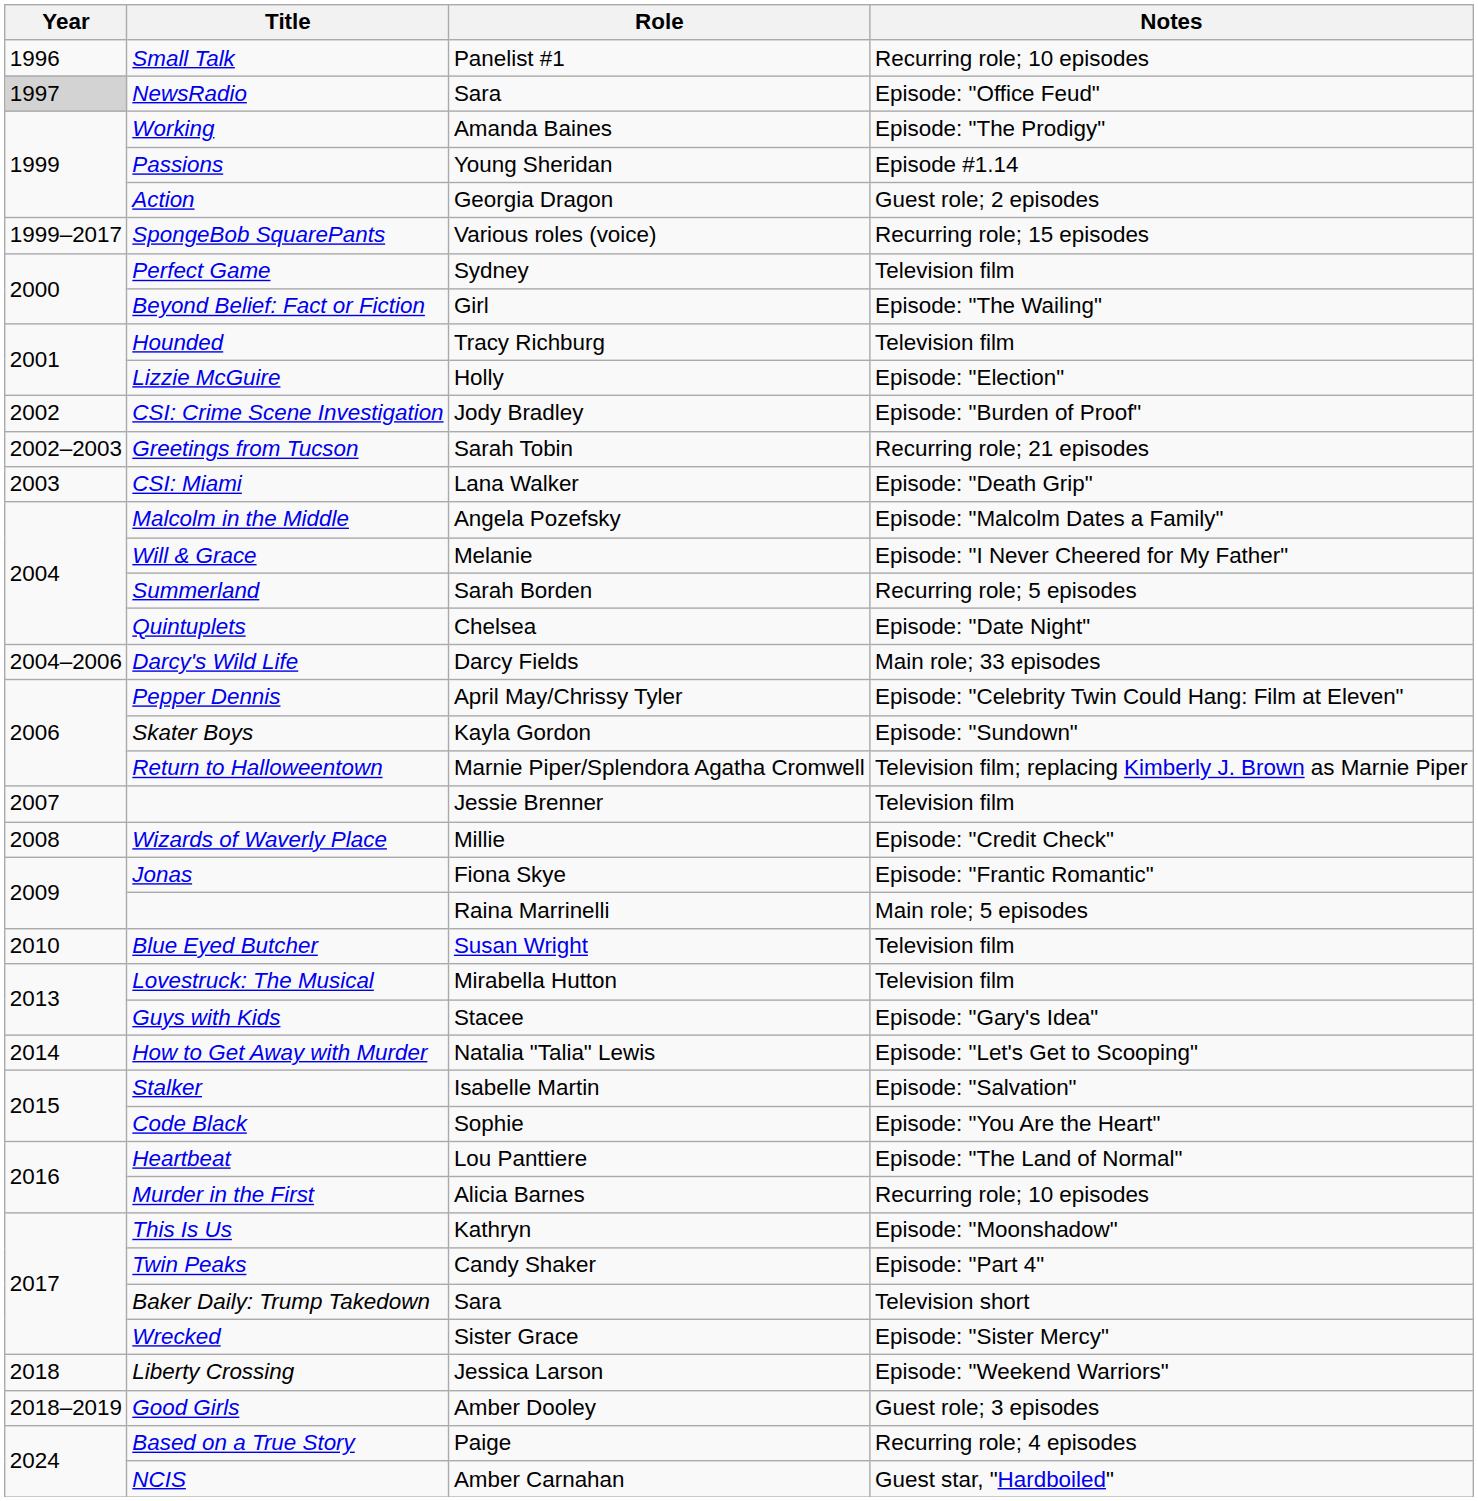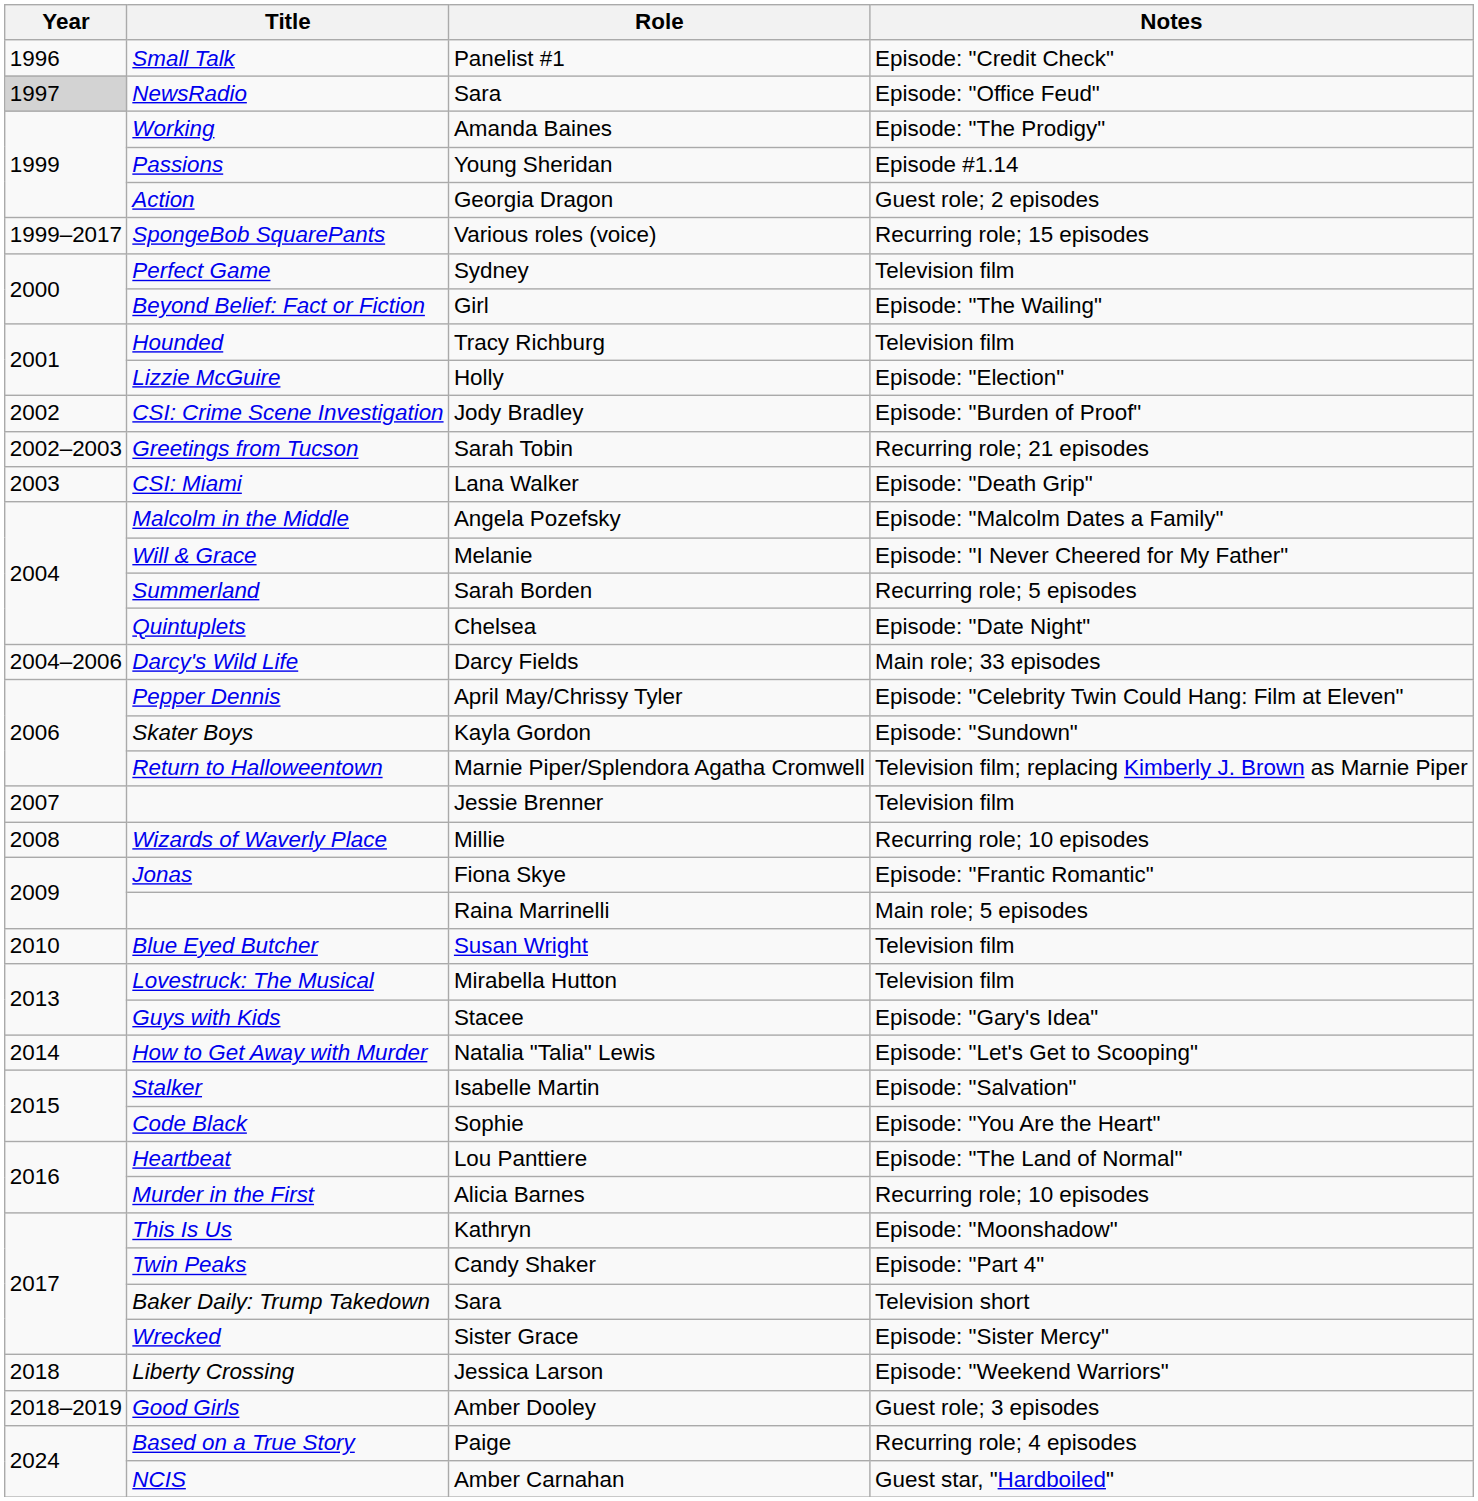(1012, 57) Recurring role; 10 episodes -> (994, 57) Episode: "Credit Check"
(994, 839) Episode: "Credit Check" -> (1012, 839) Recurring role; 10 episodes
